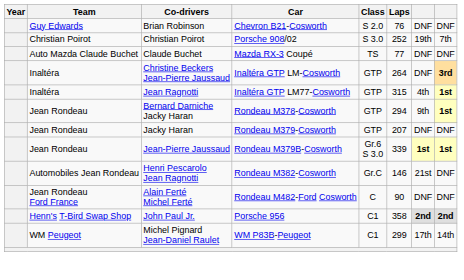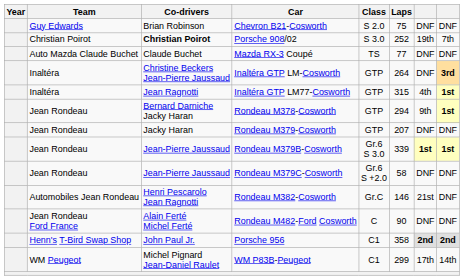(399, 26) 76 -> (402, 26) 75
(174, 40) normal -> (177, 40) bold
+ row: (288, 173)
